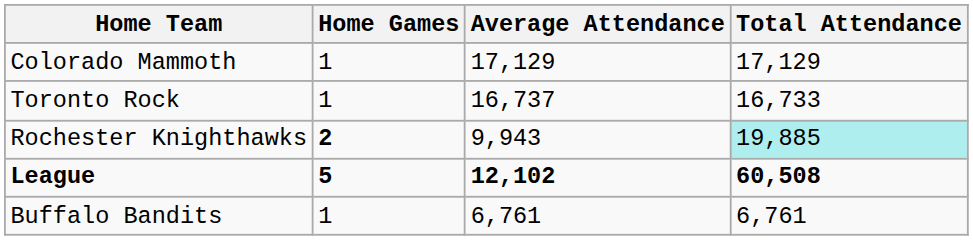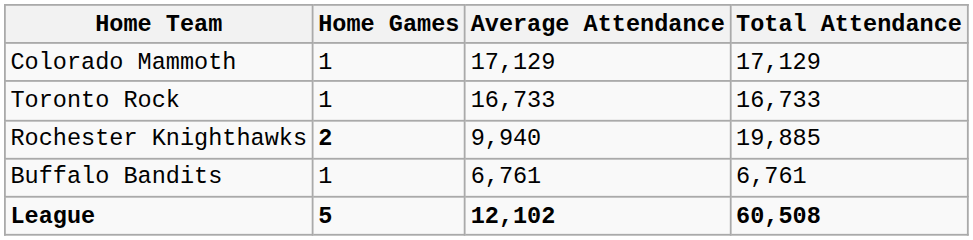(513, 101) 16,737 -> (513, 101) 16,733
(506, 139) 9,943 -> (506, 139) 9,940
(778, 139) paleturquoise background -> (778, 139) no background
rows swapped: (116, 216) <-> (53, 177)
